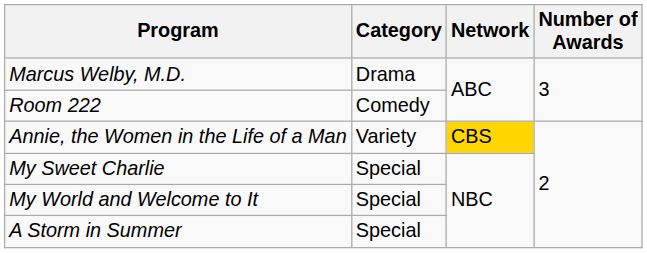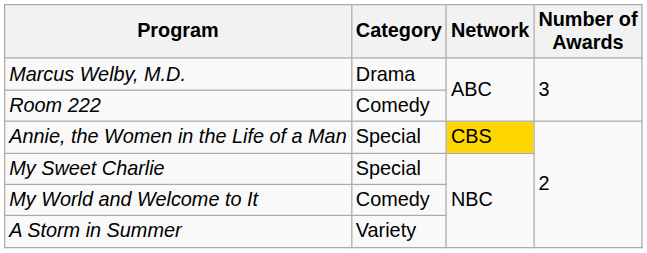(386, 136) Variety -> (388, 136) Special
(388, 199) Special -> (393, 199) Comedy
(388, 231) Special -> (386, 231) Variety
